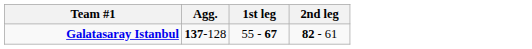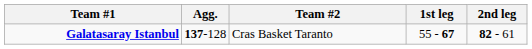+ column: (318, 14)
